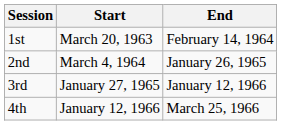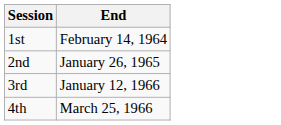- column: (110, 16)
